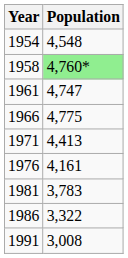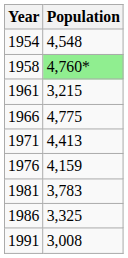(64, 91) 4,747 -> (64, 91) 3,215
(64, 166) 4,161 -> (64, 166) 4,159
(64, 215) 3,322 -> (64, 215) 3,325
